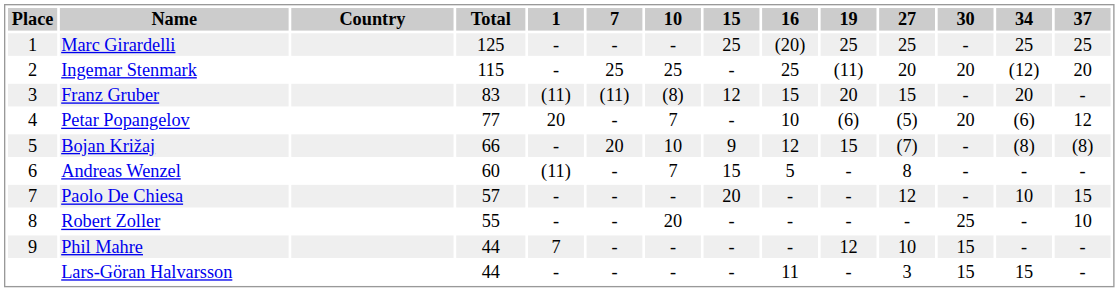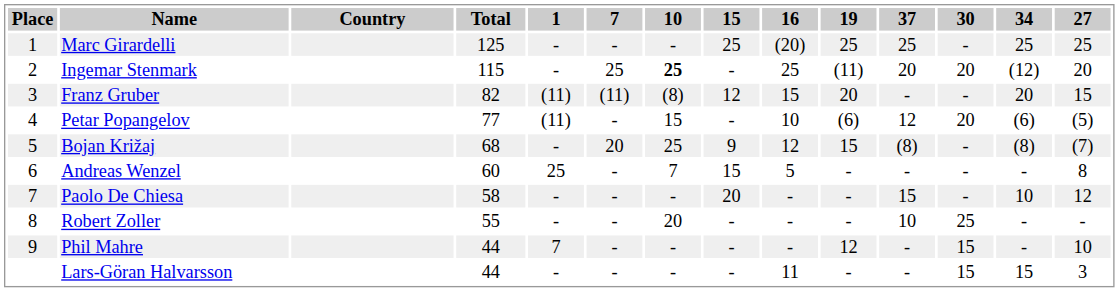columns swapped: (907, 19) <-> (1083, 19)
(673, 70) normal -> (673, 70) bold
(491, 95) 83 -> (491, 95) 82
(556, 120) 20 -> (556, 120) (11)
(673, 120) 7 -> (673, 120) 15
(491, 146) 66 -> (491, 146) 68
(673, 146) 10 -> (673, 146) 25
(556, 171) (11) -> (556, 171) 25
(491, 196) 57 -> (491, 196) 58
